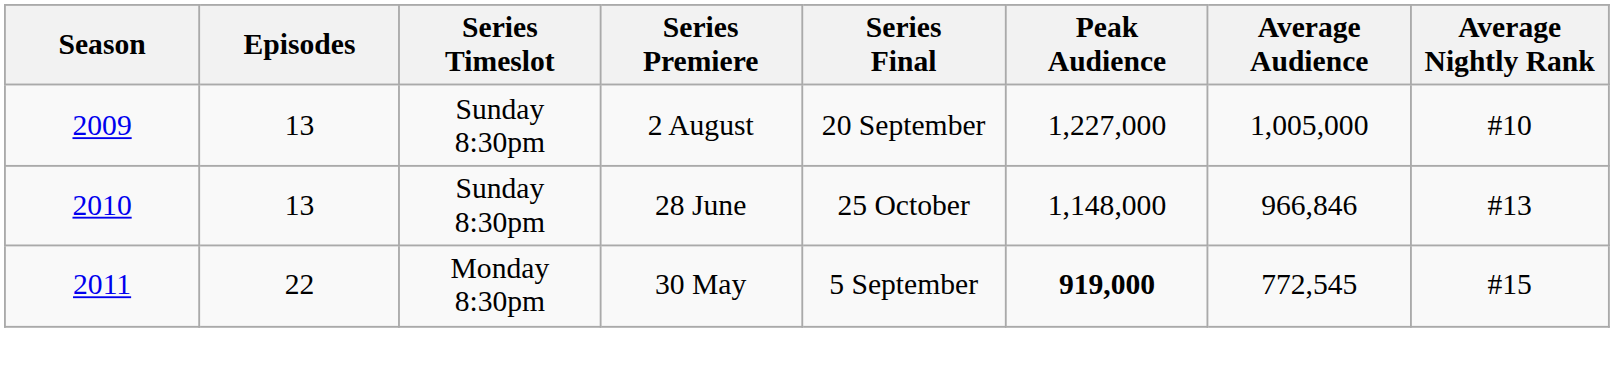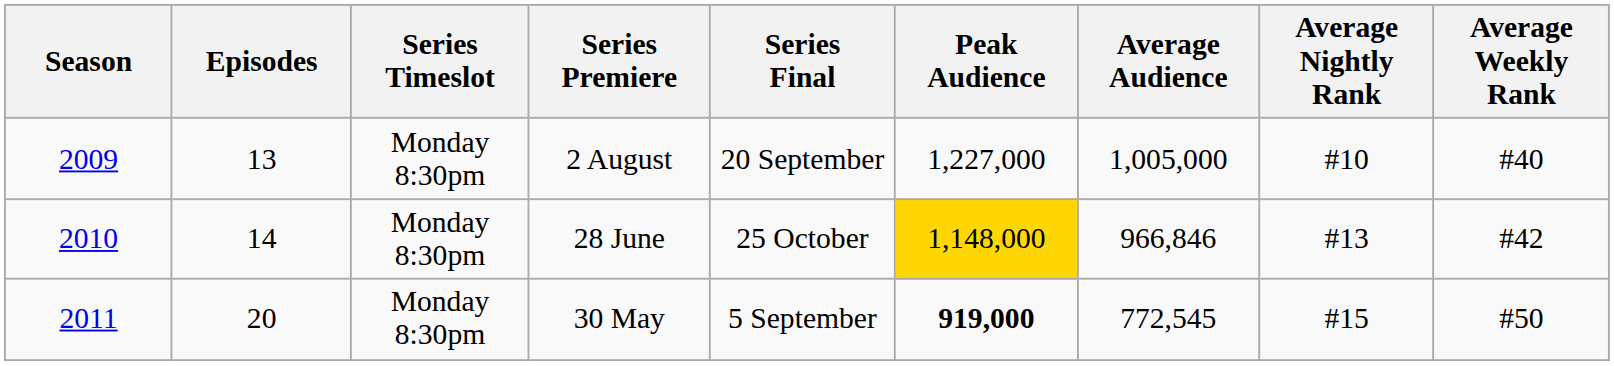+ column: (1521, 61)
(500, 124) Sunday 8:30pm -> (440, 158) Monday 8:30pm
(300, 205) 13 -> (262, 238) 14
(500, 205) Sunday 8:30pm -> (440, 238) Monday 8:30pm
(1107, 205) no background -> (986, 238) gold background
(300, 285) 22 -> (262, 318) 20
